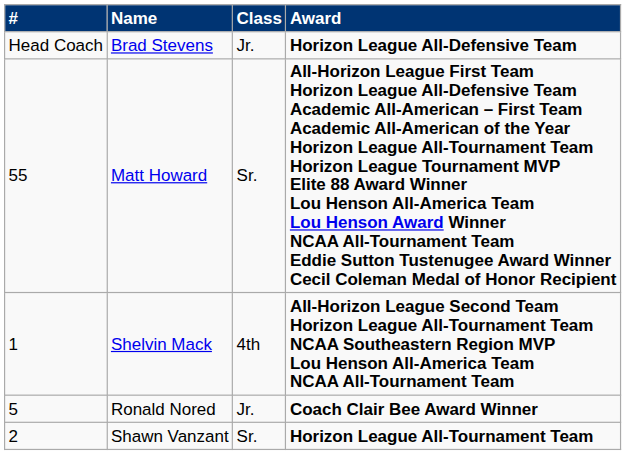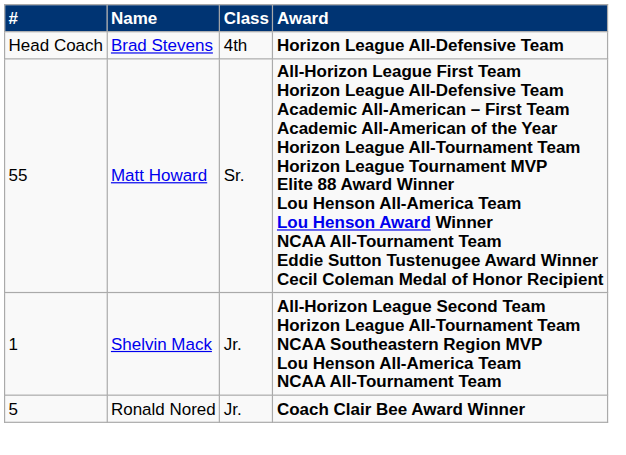(246, 45) Jr. -> (235, 45) 4th
(248, 344) 4th -> (233, 344) Jr.
- row: (170, 436)
